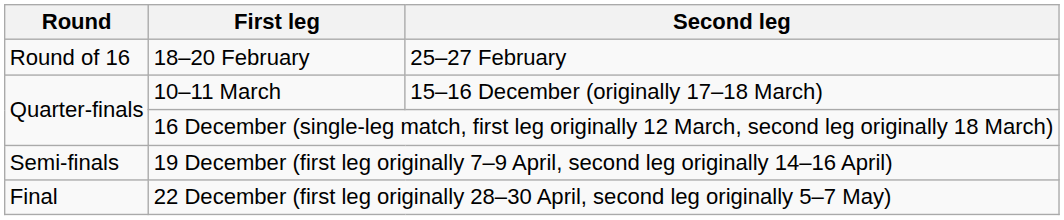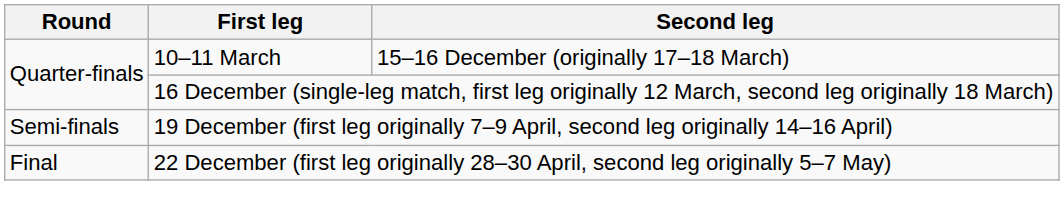- row: (232, 57)
